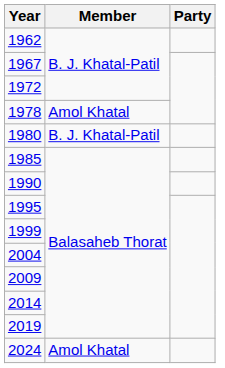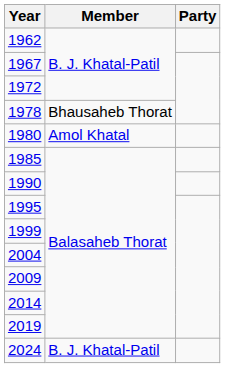(89, 111) Amol Khatal -> (110, 111) Bhausaheb Thorat
(104, 135) B. J. Khatal-Patil -> (89, 135) Amol Khatal
(89, 350) Amol Khatal -> (104, 350) B. J. Khatal-Patil
